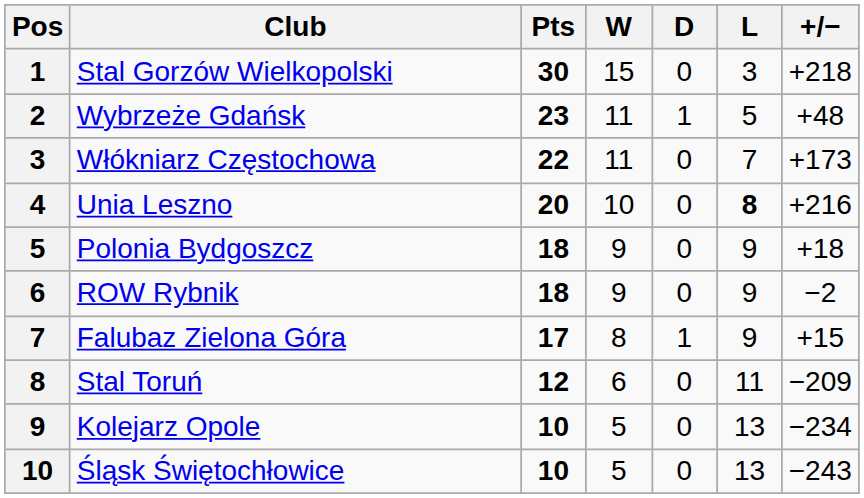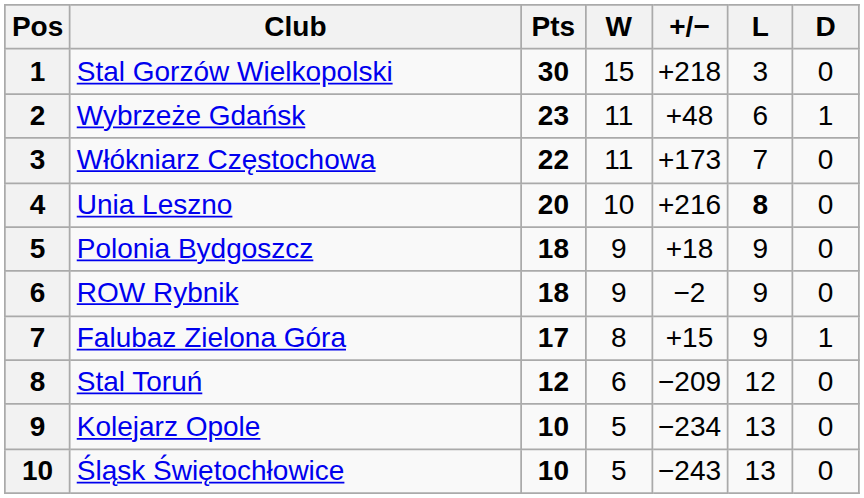columns swapped: (684, 26) <-> (820, 26)
(750, 115) 5 -> (760, 115) 6
(750, 381) 11 -> (760, 381) 12
